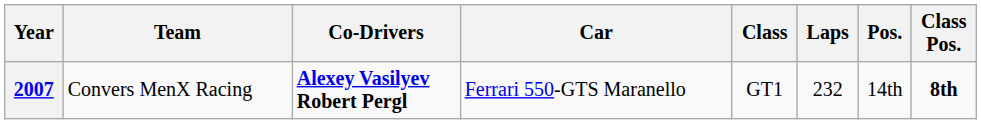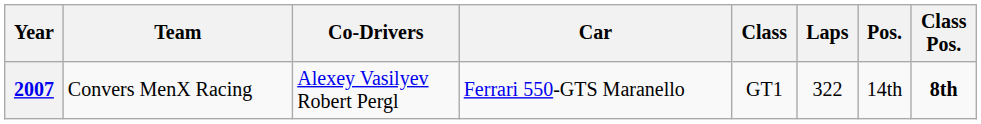(363, 89) bold -> (363, 89) normal
(828, 89) 232 -> (827, 89) 322
